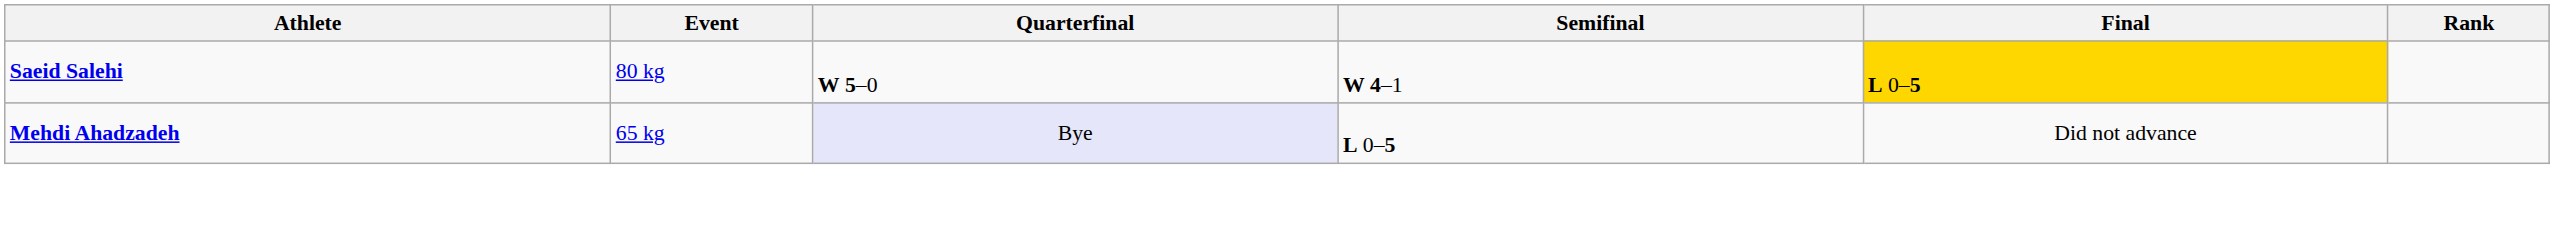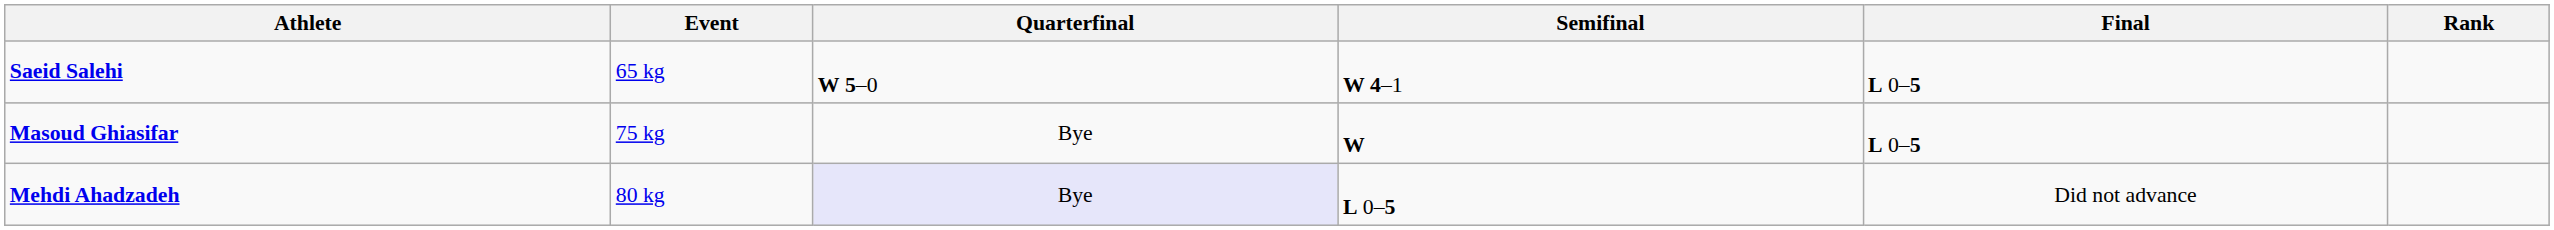(640, 71) 80 kg -> (640, 71) 65 kg
(1894, 84) gold background -> (1894, 84) no background
+ row: (94, 133)
(640, 133) 65 kg -> (640, 194) 80 kg
